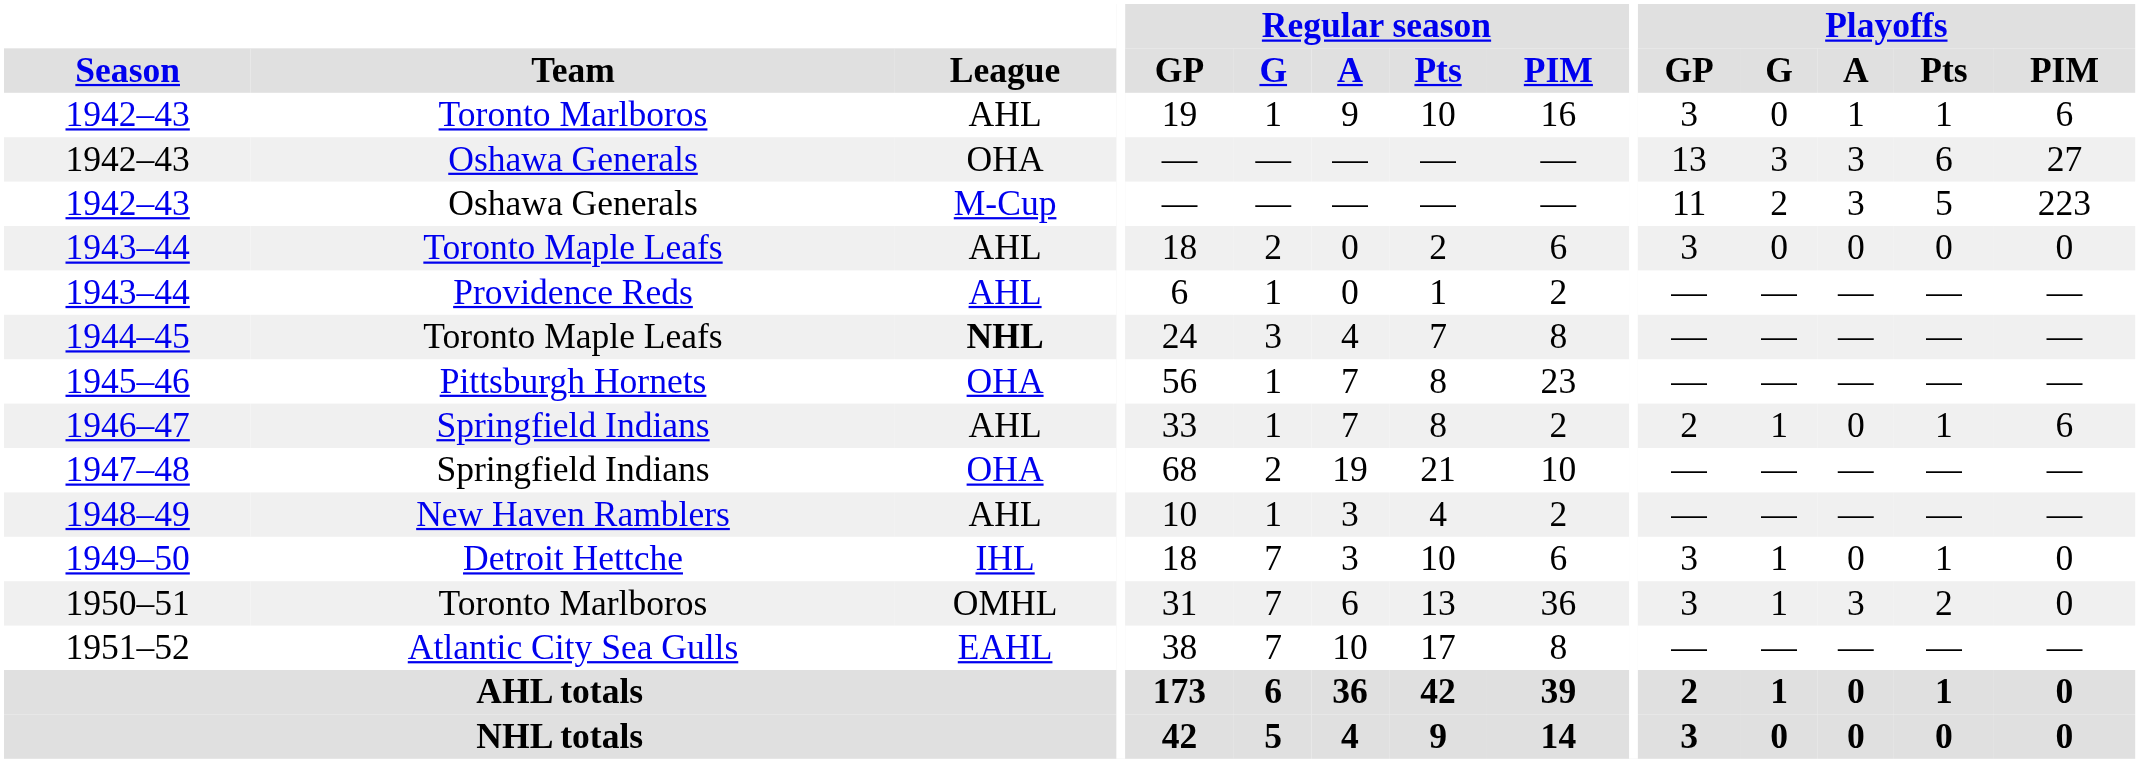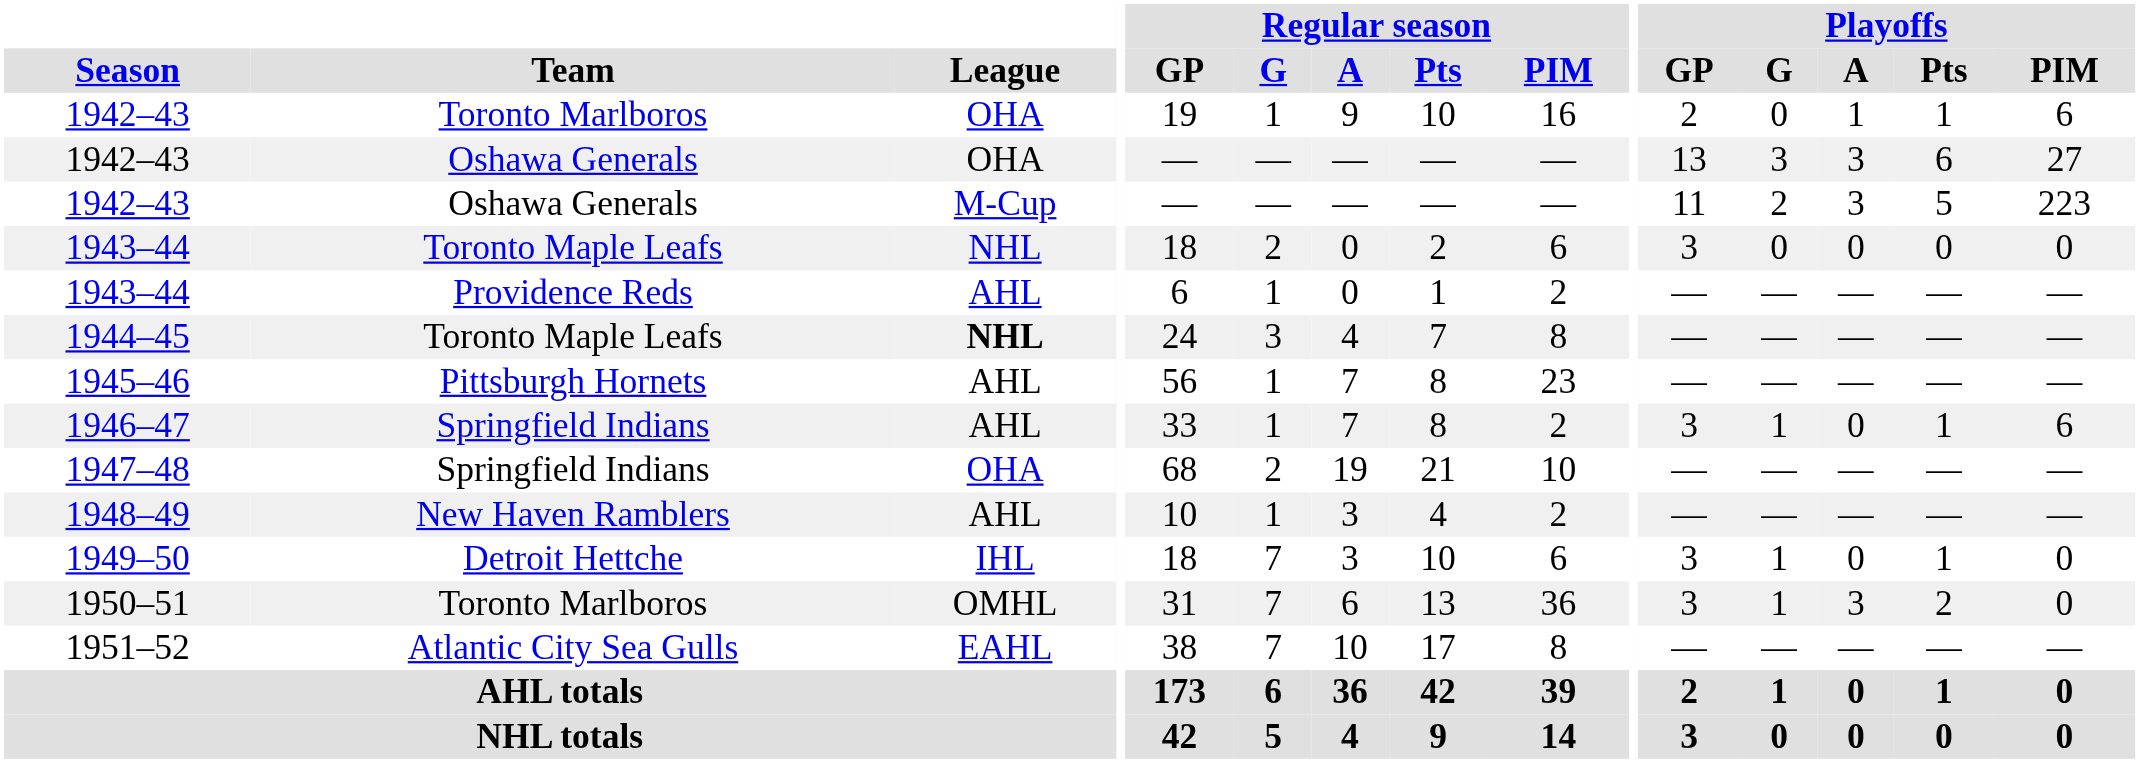(1005, 114) AHL -> (1005, 114) OHA
(1689, 114) 3 -> (1689, 114) 2
(1005, 247) AHL -> (1005, 247) NHL
(1005, 380) OHA -> (1005, 380) AHL
(1689, 425) 2 -> (1689, 425) 3
